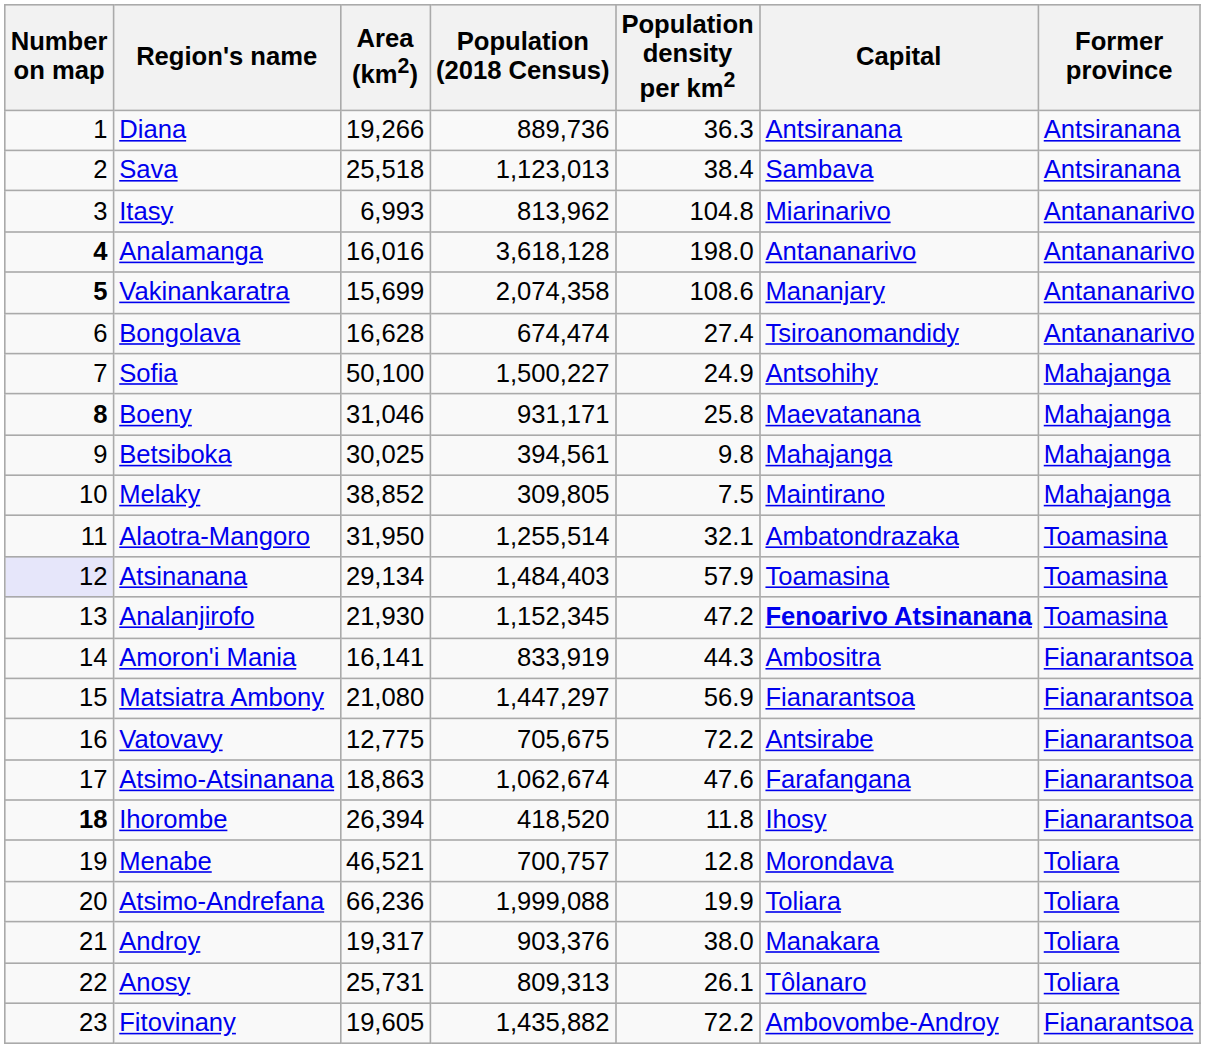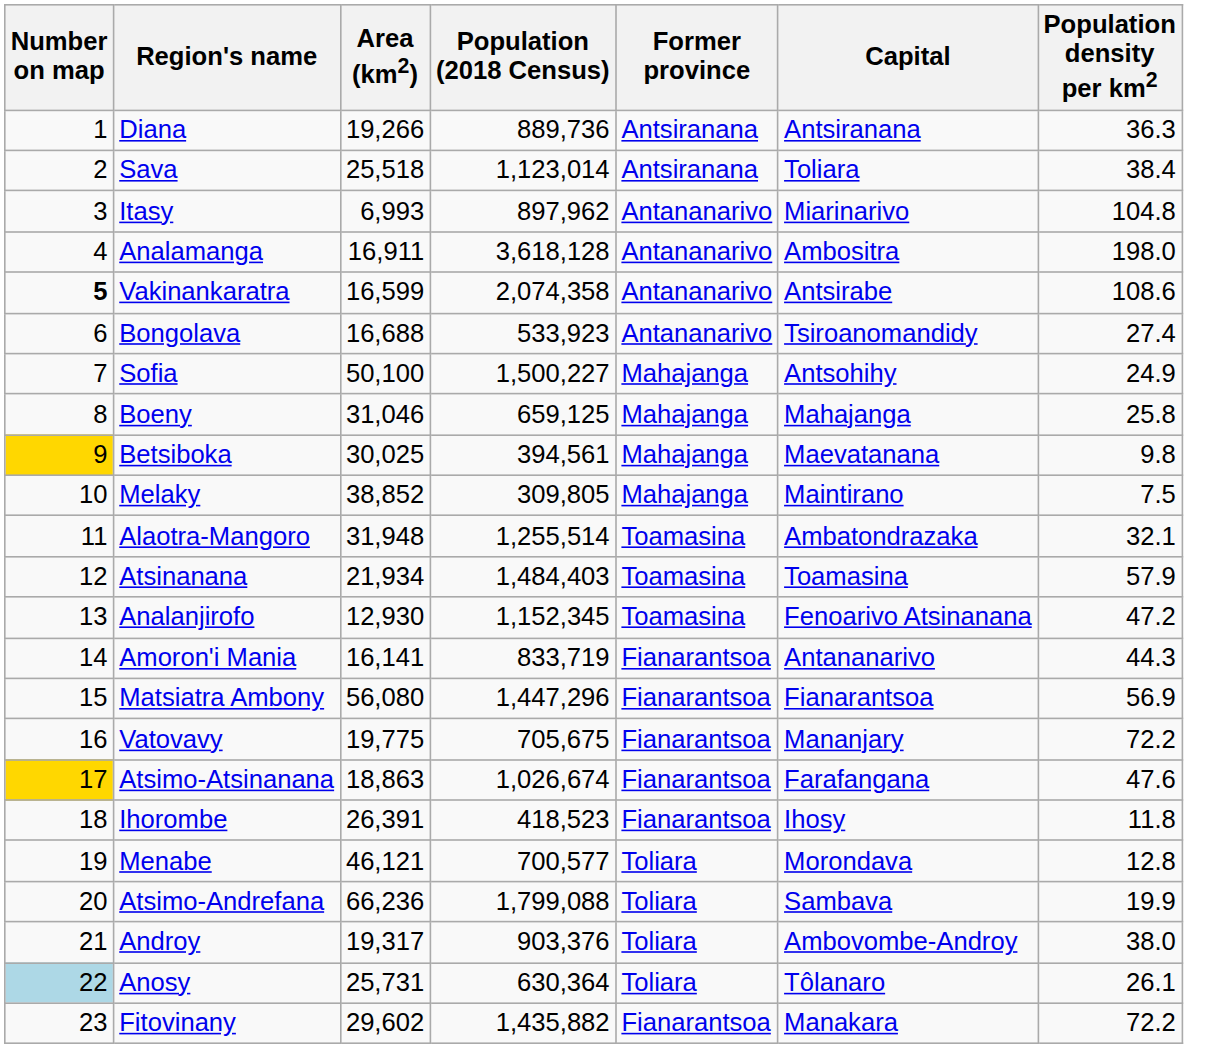columns swapped: (688, 57) <-> (1119, 57)
(553, 170) 1,123,013 -> (553, 170) 1,123,014
(820, 170) Sambava -> (822, 170) Toliara
(563, 211) 813,962 -> (563, 211) 897,962
(100, 251) bold -> (100, 251) normal
(385, 251) 16,016 -> (386, 251) 16,911
(841, 251) Antananarivo -> (842, 251) Ambositra
(385, 292) 15,699 -> (385, 292) 16,599
(825, 292) Mananjary -> (838, 292) Antsirabe
(385, 332) 16,628 -> (385, 332) 16,688
(563, 332) 674,474 -> (563, 332) 533,923
(100, 414) bold -> (100, 414) normal
(563, 414) 931,171 -> (563, 414) 659,125
(843, 414) Maevatanana -> (847, 414) Mahajanga
(100, 454) no background -> (100, 454) gold background
(829, 454) Mahajanga -> (862, 454) Maevatanana
(385, 535) 31,950 -> (385, 535) 31,948
(93, 576) lavender background -> (93, 576) no background
(385, 576) 29,134 -> (385, 576) 21,934
(385, 617) 21,930 -> (385, 617) 12,930
(899, 617) bold -> (908, 617) normal
(563, 657) 833,919 -> (563, 657) 833,719
(823, 657) Ambositra -> (860, 657) Antananarivo
(385, 698) 21,080 -> (385, 698) 56,080
(553, 698) 1,447,297 -> (553, 698) 1,447,296
(385, 738) 12,775 -> (385, 738) 19,775
(820, 738) Antsirabe -> (844, 738) Mananjary
(93, 779) no background -> (93, 779) gold background
(553, 779) 1,062,674 -> (553, 779) 1,026,674
(93, 820) bold -> (93, 820) normal
(385, 820) 26,394 -> (385, 820) 26,391
(563, 820) 418,520 -> (563, 820) 418,523
(385, 860) 46,521 -> (385, 860) 46,121
(563, 860) 700,757 -> (563, 860) 700,577
(553, 901) 1,999,088 -> (553, 901) 1,799,088
(803, 901) Toliara -> (838, 901) Sambava
(822, 941) Manakara -> (901, 941) Ambovombe-Androy
(93, 982) no background -> (93, 982) lightblue background
(563, 982) 809,313 -> (563, 982) 630,364
(385, 1023) 19,605 -> (385, 1023) 29,602
(882, 1023) Ambovombe-Androy -> (841, 1023) Manakara
